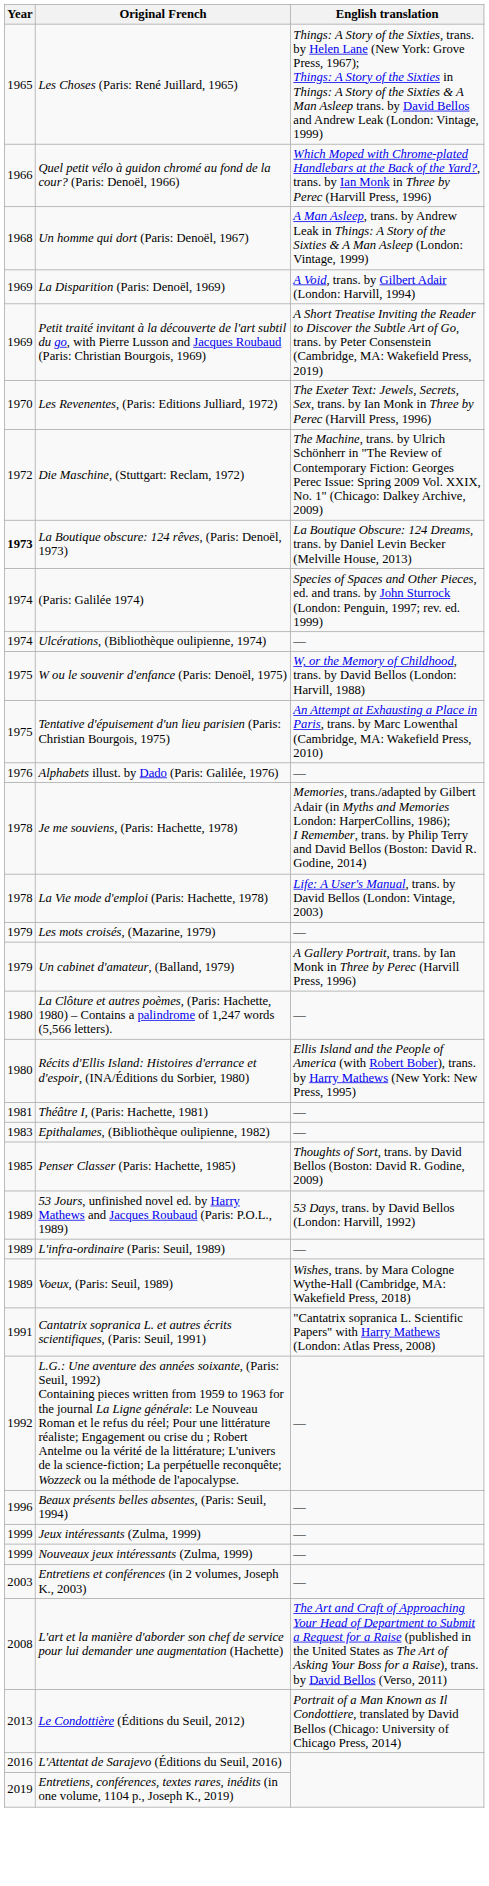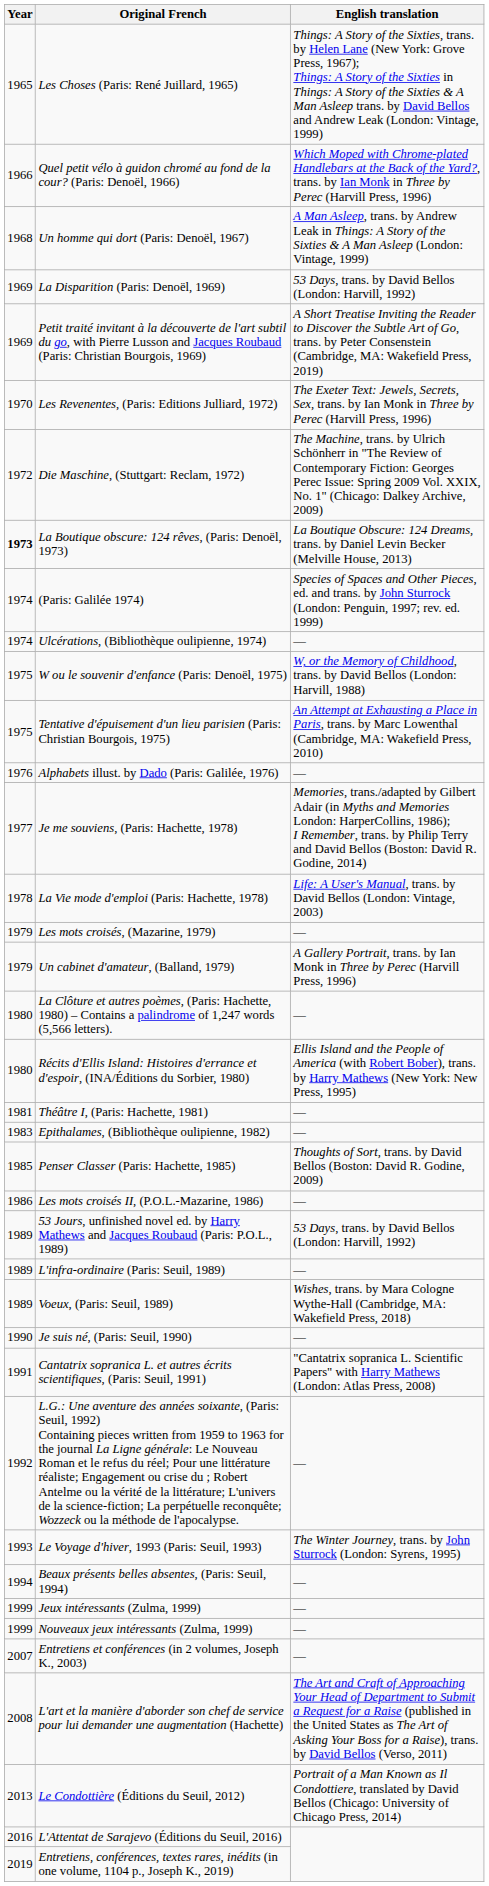(370, 286) A Void, trans. by Gilbert Adair (London: Harvill, 1994) -> (374, 286) 53 Days, trans. by David Bellos (London: Harvill, 1992)
(20, 828) 1978 -> (20, 828) 1977
+ row: (151, 1200)
+ row: (115, 1337)
+ row: (150, 1547)
(20, 1507) 1996 -> (20, 1581) 1994
(20, 1581) 2003 -> (20, 1655) 2007
